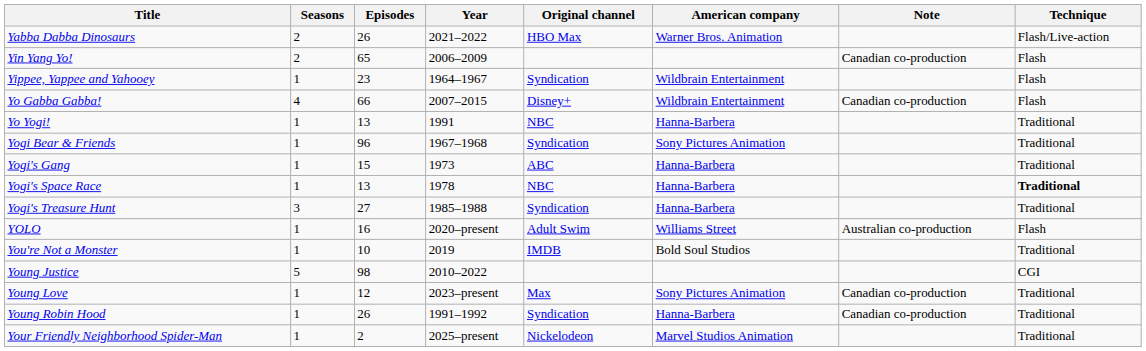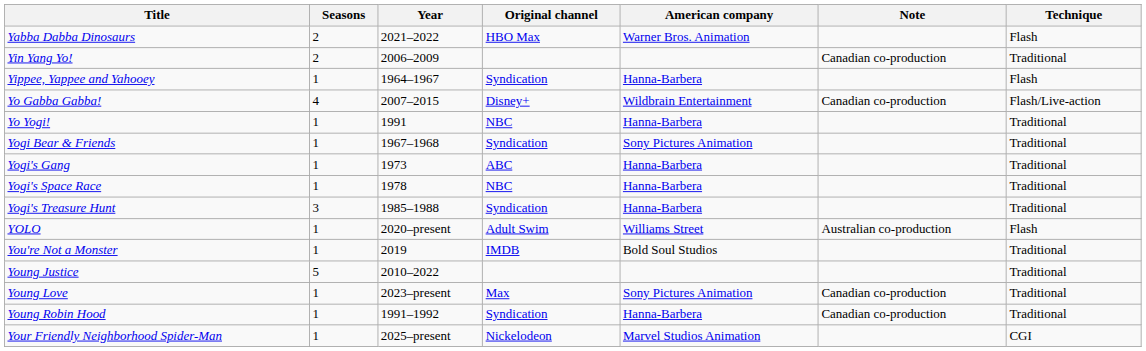- column: (390, 15)
(1064, 36) Flash/Live-action -> (1023, 36) Flash
(1032, 58) Flash -> (1038, 58) Traditional
(720, 79) Wildbrain Entertainment -> (662, 79) Hanna-Barbera
(1032, 101) Flash -> (1055, 101) Flash/Live-action
(1049, 186) bold -> (1038, 186) normal
(1029, 272) CGI -> (1038, 272) Traditional
(1046, 336) Traditional -> (1021, 336) CGI
